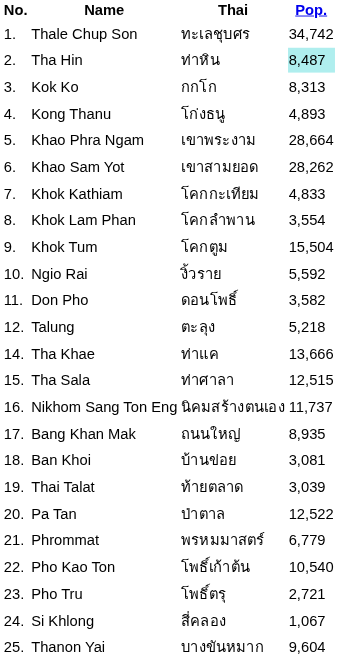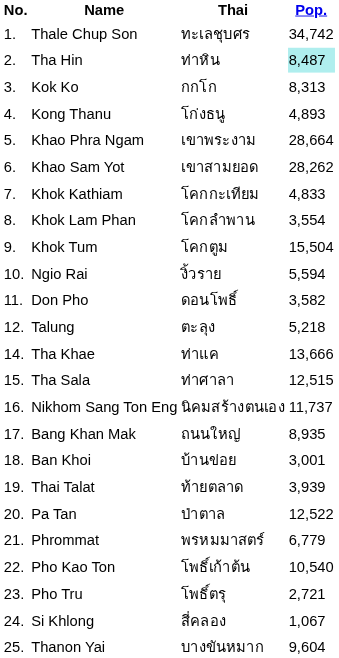(307, 273) 5,592 -> (307, 273) 5,594
(307, 460) 3,081 -> (307, 460) 3,001
(307, 487) 3,039 -> (307, 487) 3,939
